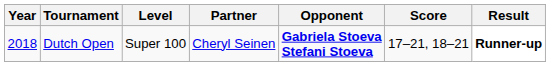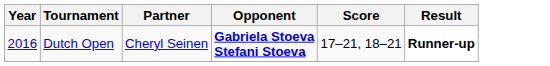- column: (155, 15)
(22, 44) 2018 -> (22, 44) 2016
